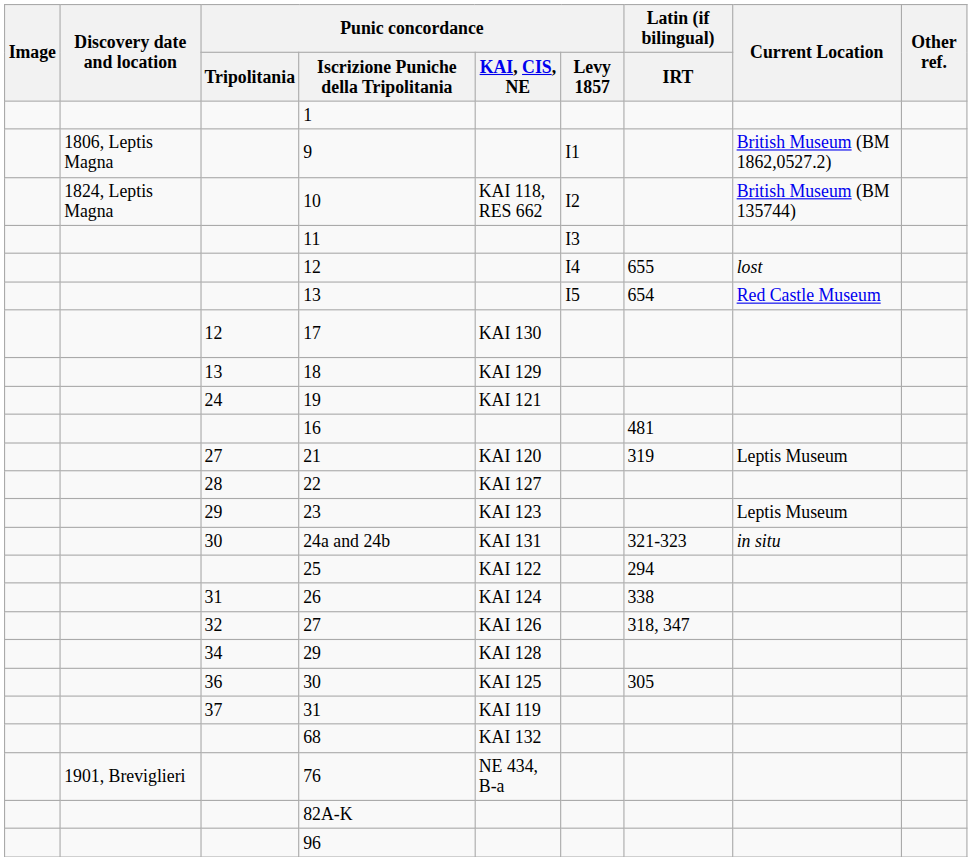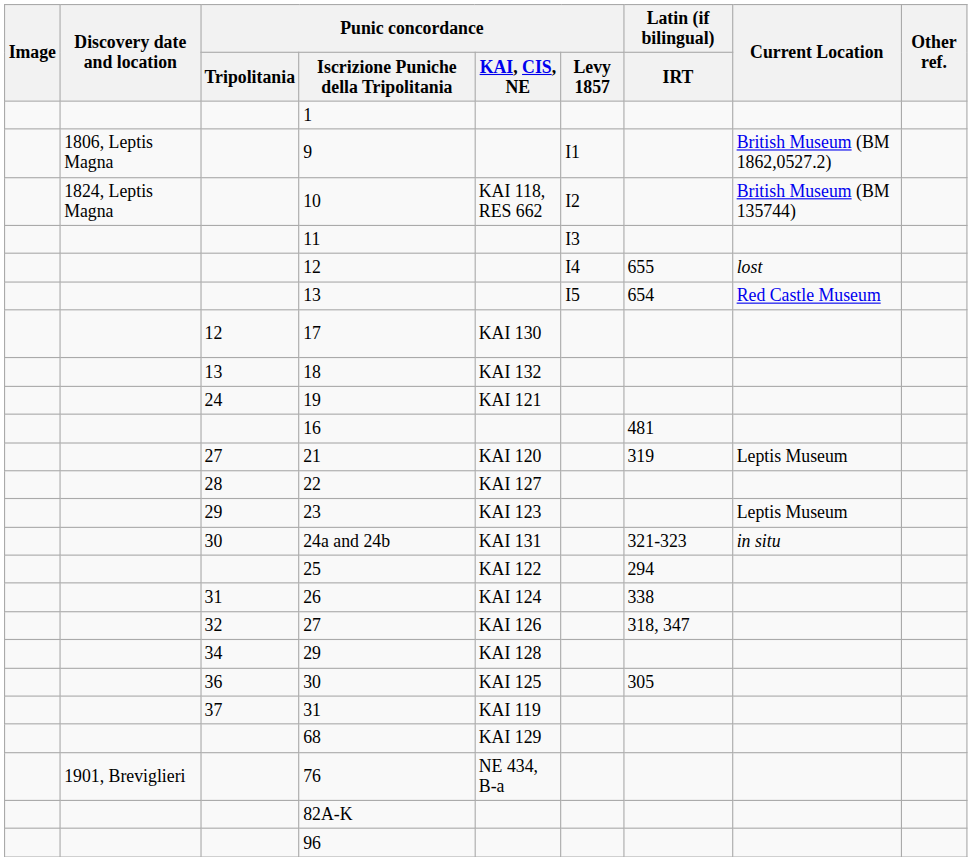(510, 371) KAI 129 -> (510, 371) KAI 132
(510, 738) KAI 132 -> (510, 738) KAI 129
